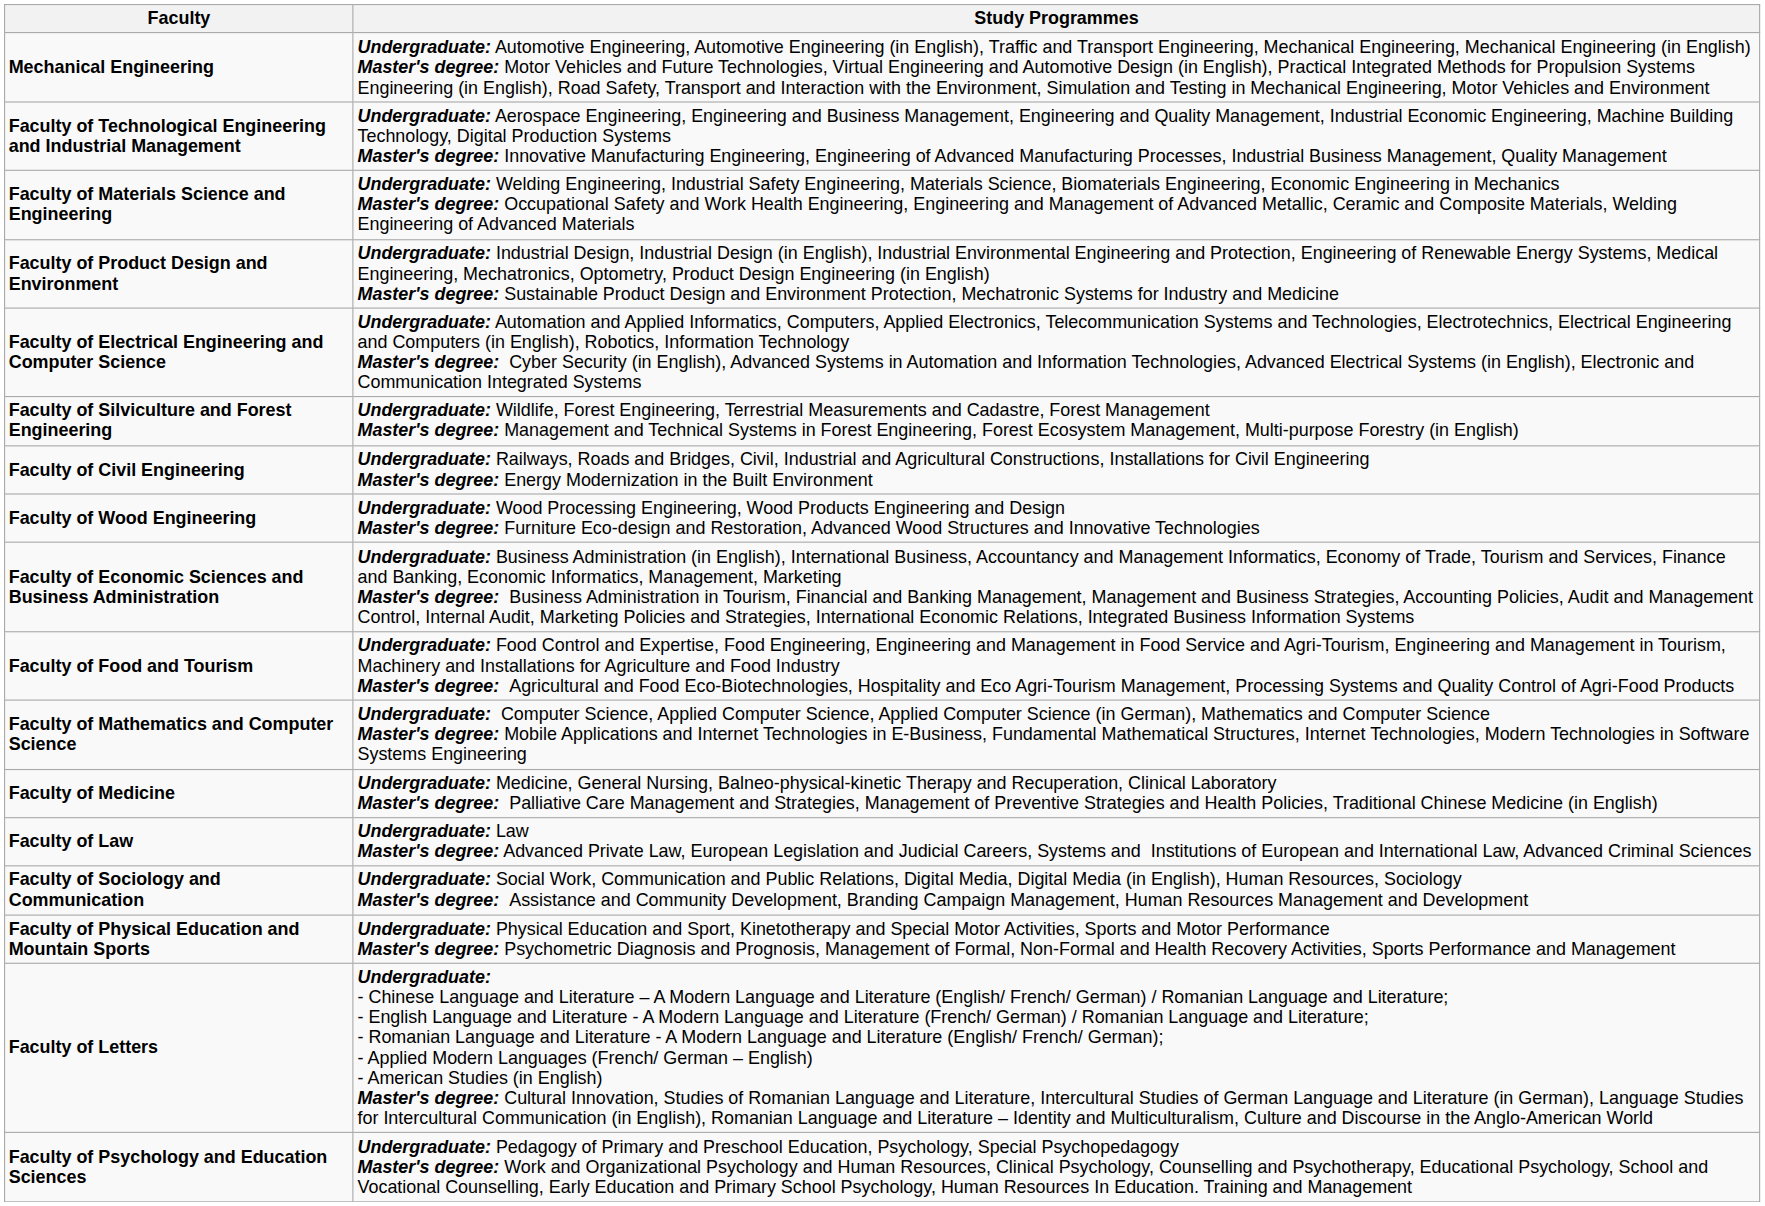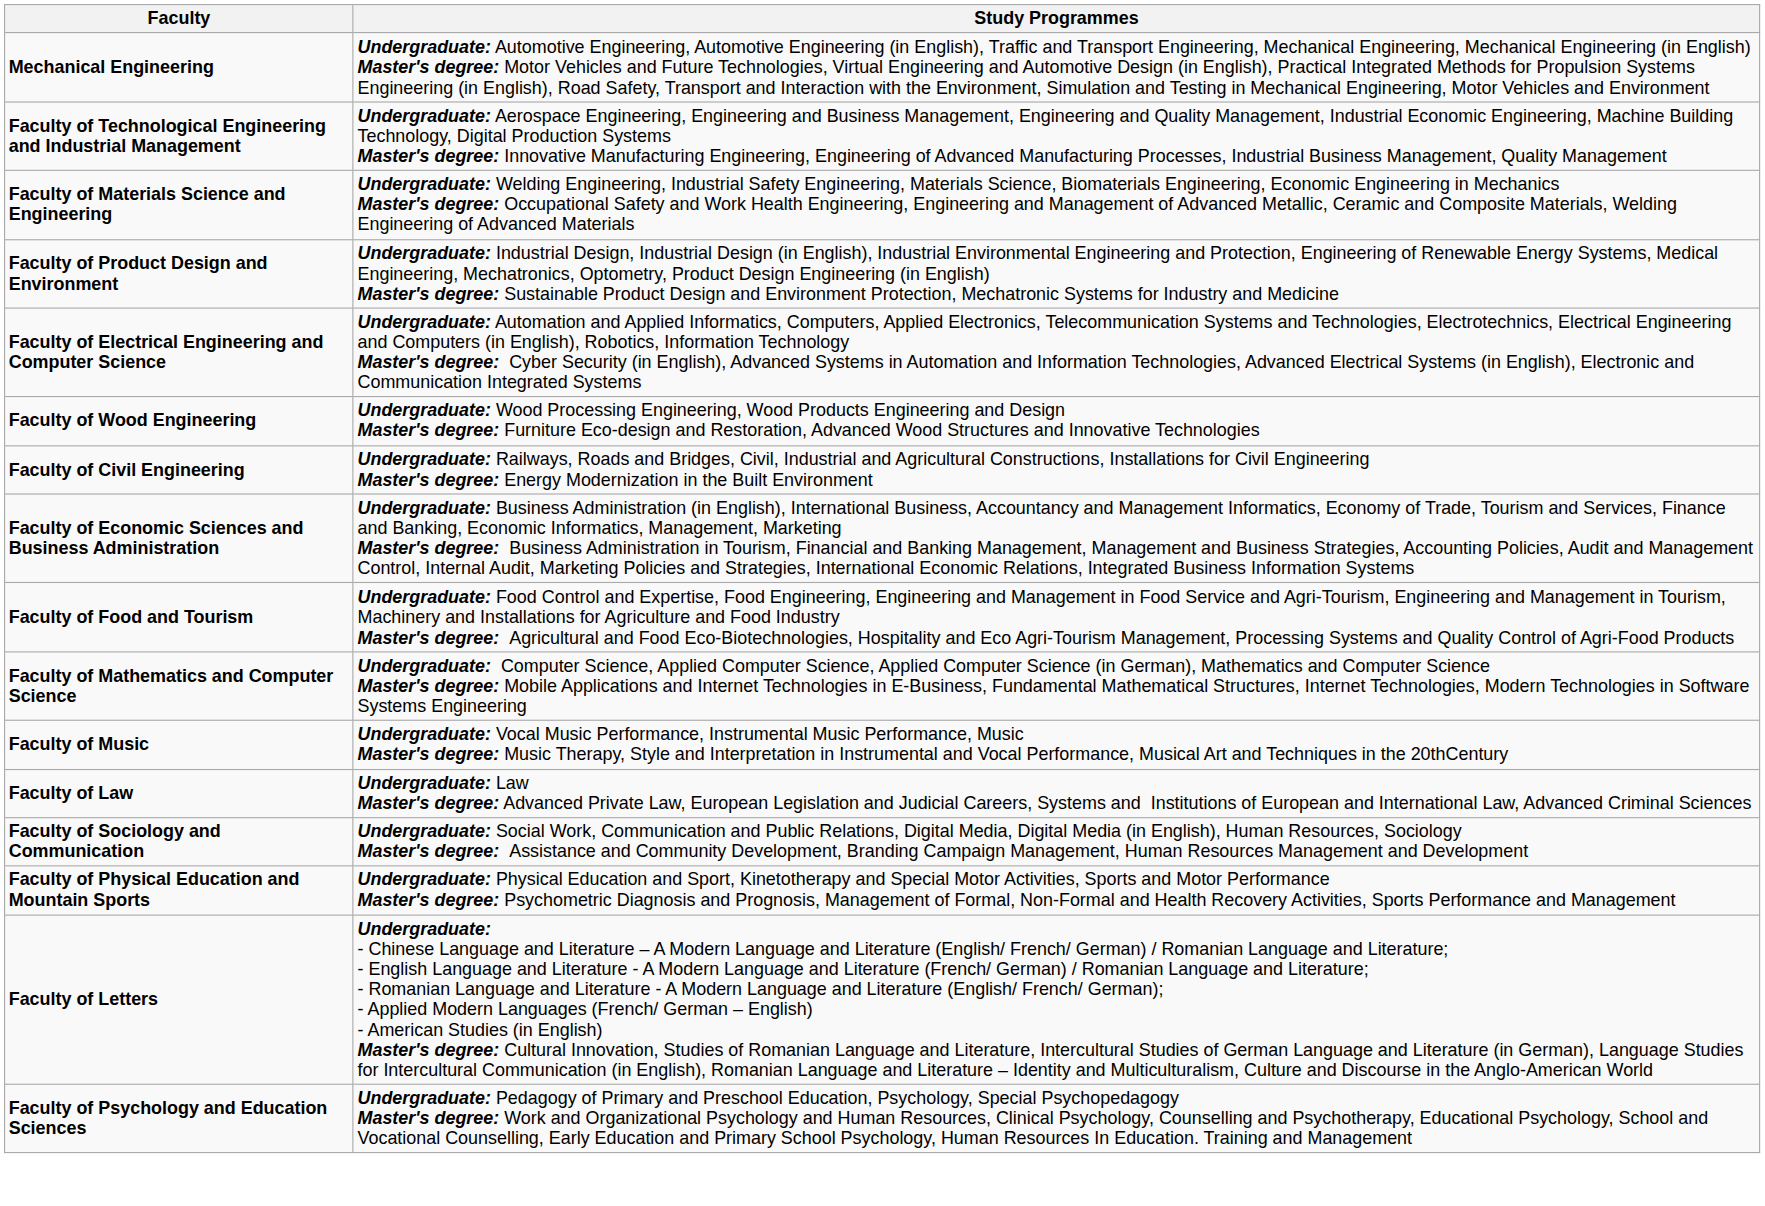- row: (150, 421)
rows swapped: (132, 518) <-> (127, 469)
+ row: (79, 744)
- row: (92, 793)
